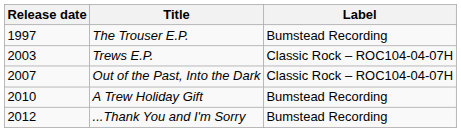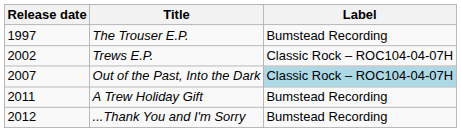(22, 55) 2003 -> (22, 55) 2002
(360, 76) no background -> (360, 76) lightblue background
(22, 96) 2010 -> (21, 96) 2011
